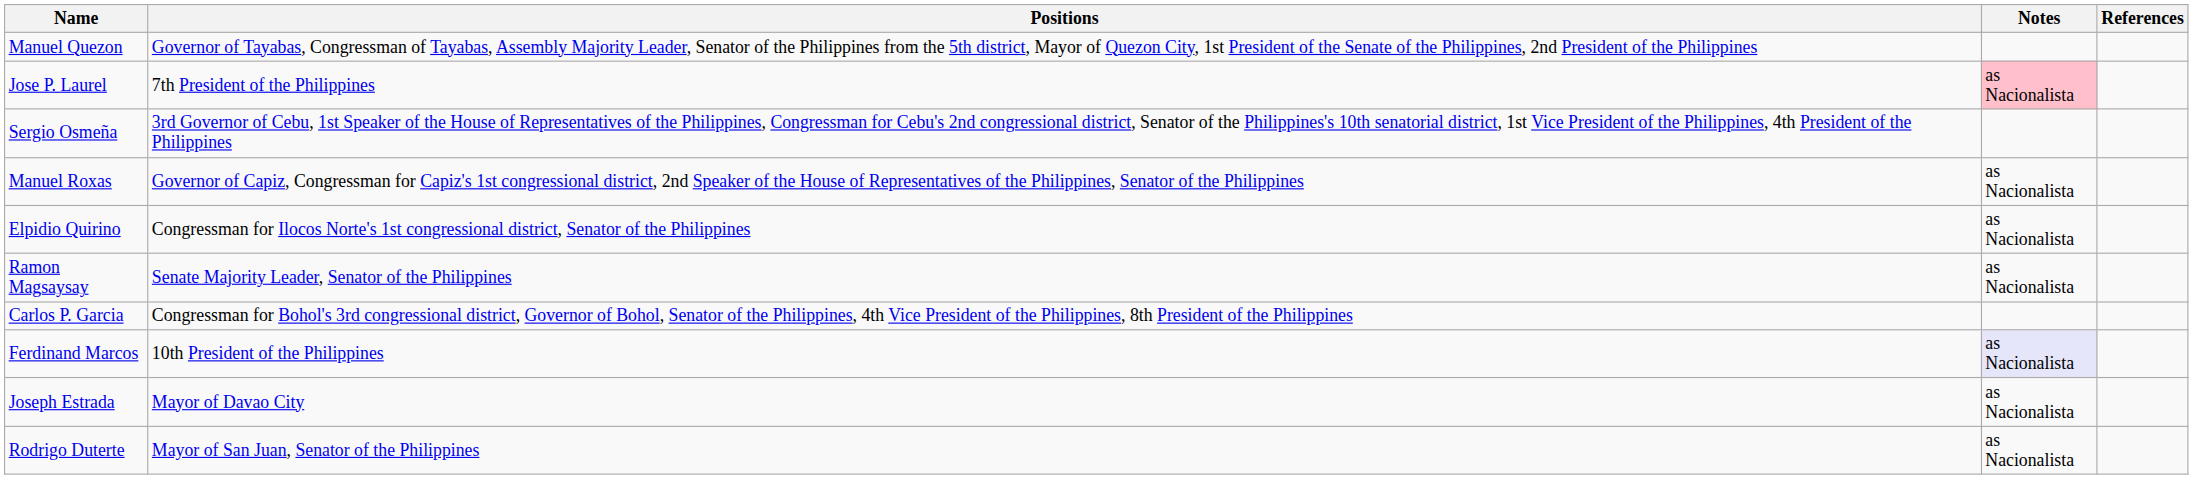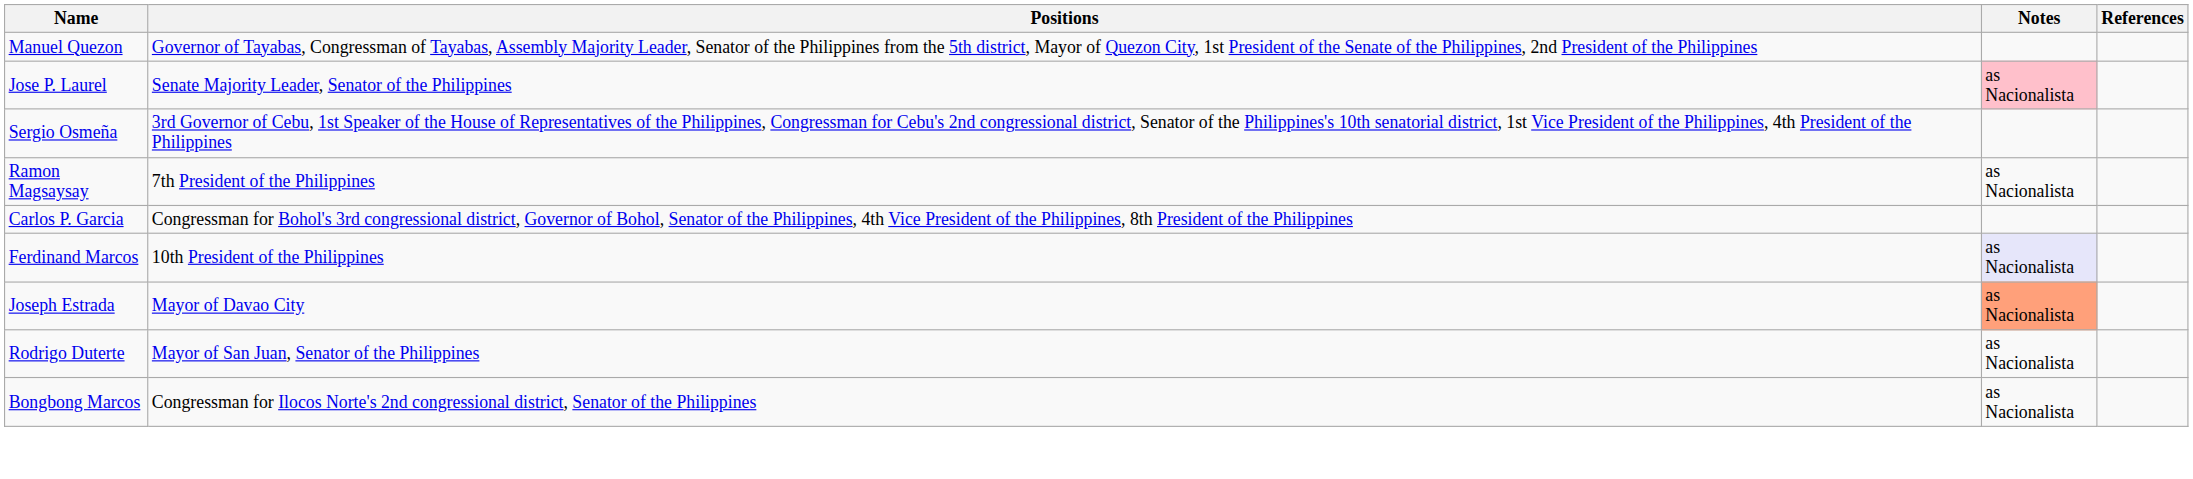(263, 84) 7th President of the Philippines -> (332, 84) Senate Majority Leader, Senator of the Philippines
- row: (60, 181)
- row: (65, 229)
(332, 277) Senate Majority Leader, Senator of the Philippines -> (263, 181) 7th President of the Philippines
(2030, 401) no background -> (2030, 305) lightsalmon background
+ row: (75, 401)
